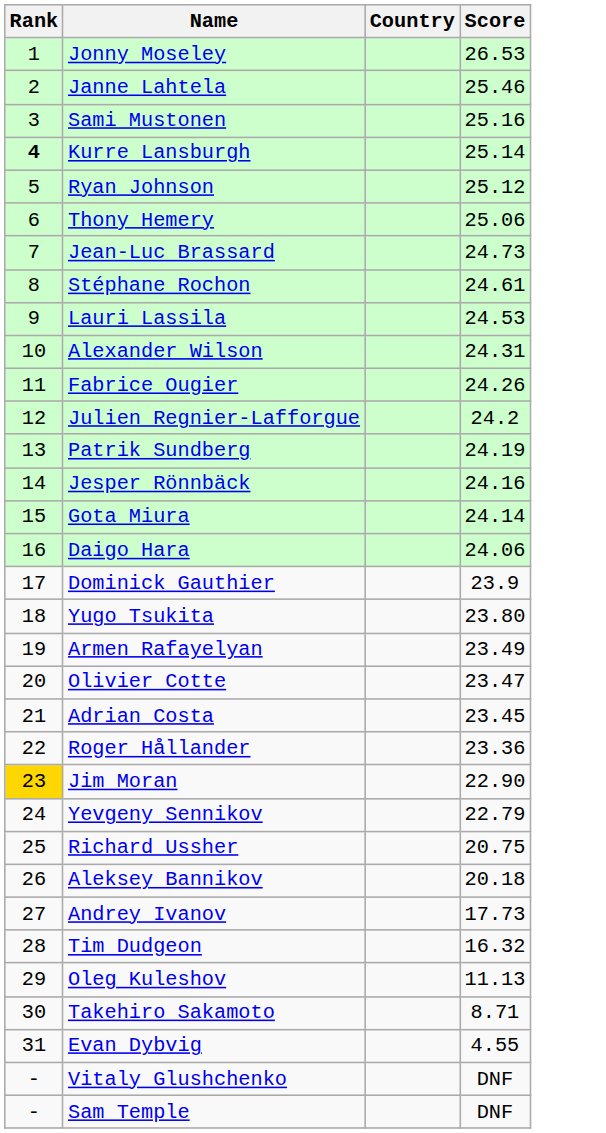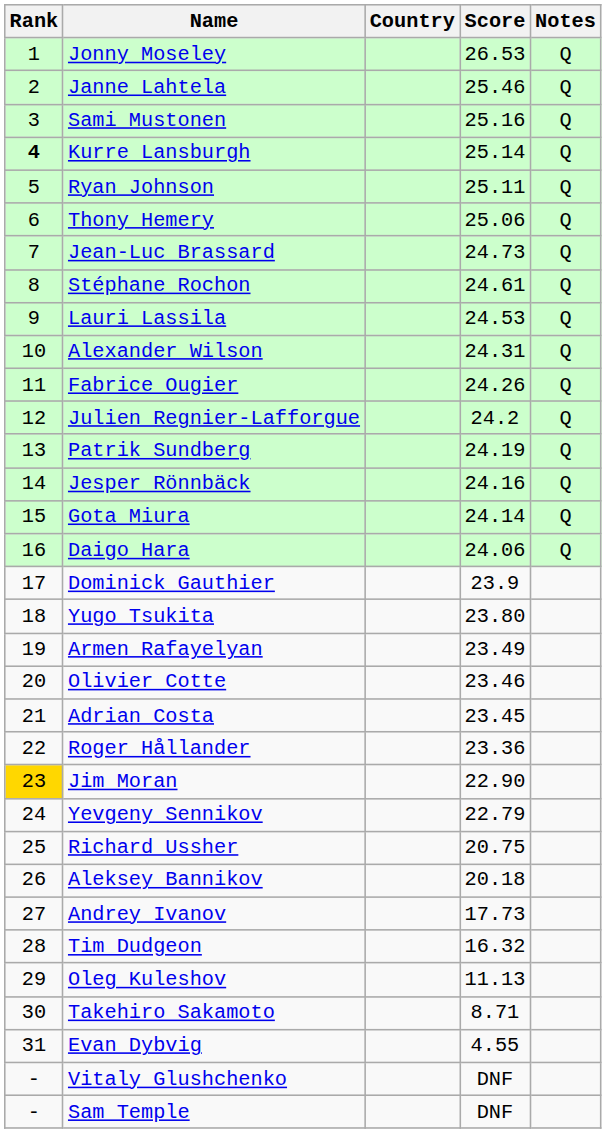+ column: (565, 21)
(495, 187) 25.12 -> (495, 187) 25.11
(495, 682) 23.47 -> (495, 682) 23.46
